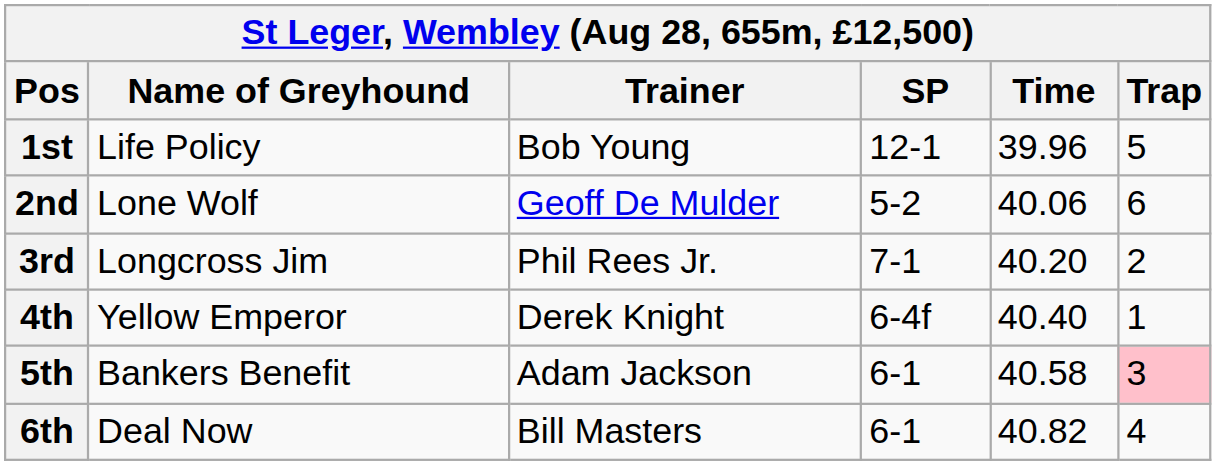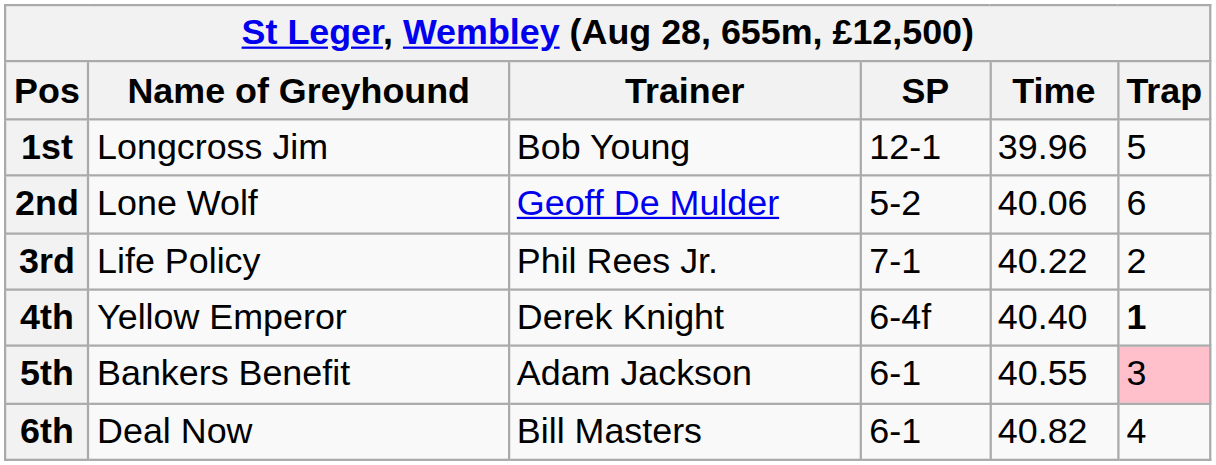(179, 146) Life Policy -> (213, 146) Longcross Jim
(213, 260) Longcross Jim -> (179, 260) Life Policy
(1043, 260) 40.20 -> (1043, 260) 40.22
(1136, 317) normal -> (1136, 317) bold
(1043, 373) 40.58 -> (1043, 373) 40.55
